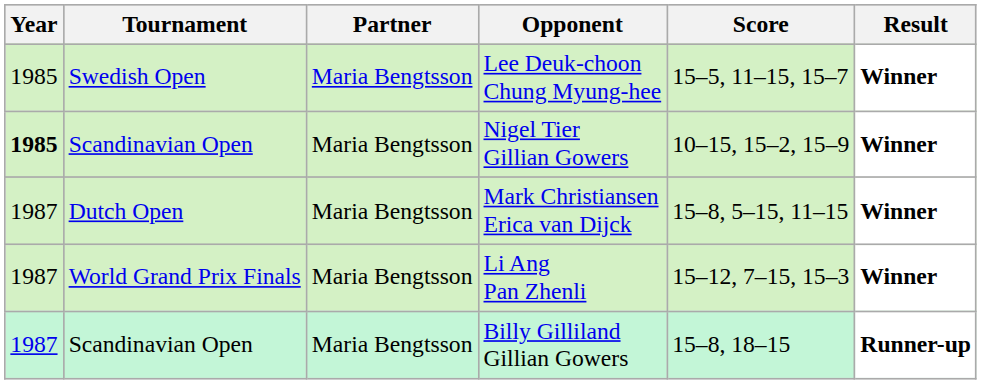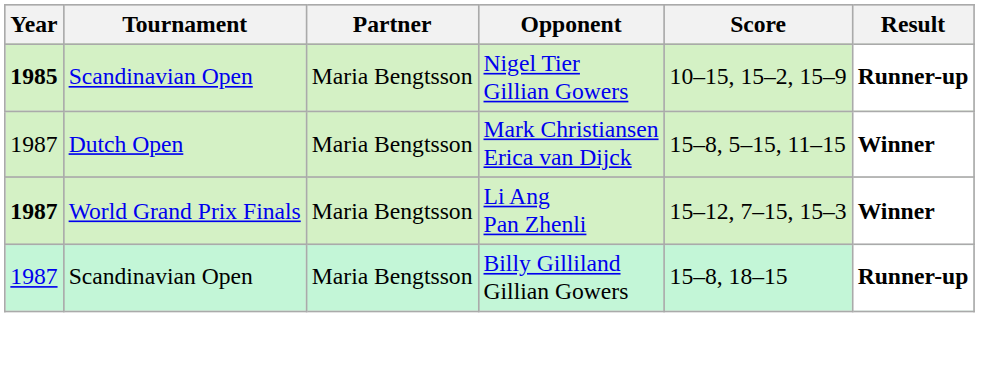- row: (572, 77)
(899, 144) Winner -> (913, 77) Runner-up
(34, 277) normal -> (34, 210) bold
